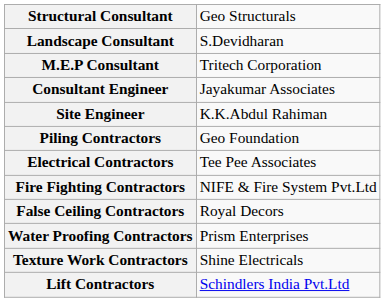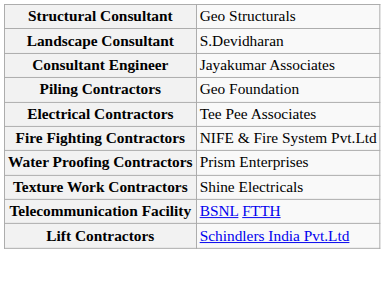- row: (100, 65)
- row: (100, 114)
- row: (100, 211)
+ row: (100, 211)
